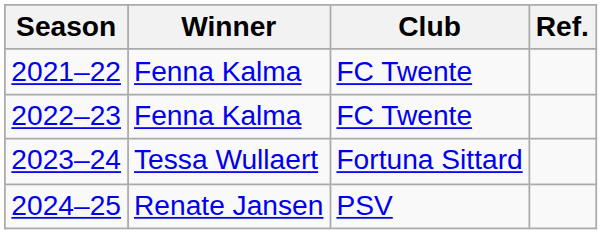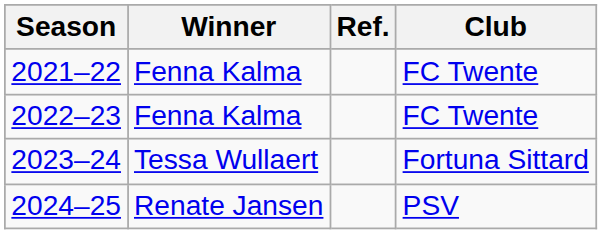columns swapped: (430, 26) <-> (562, 26)
